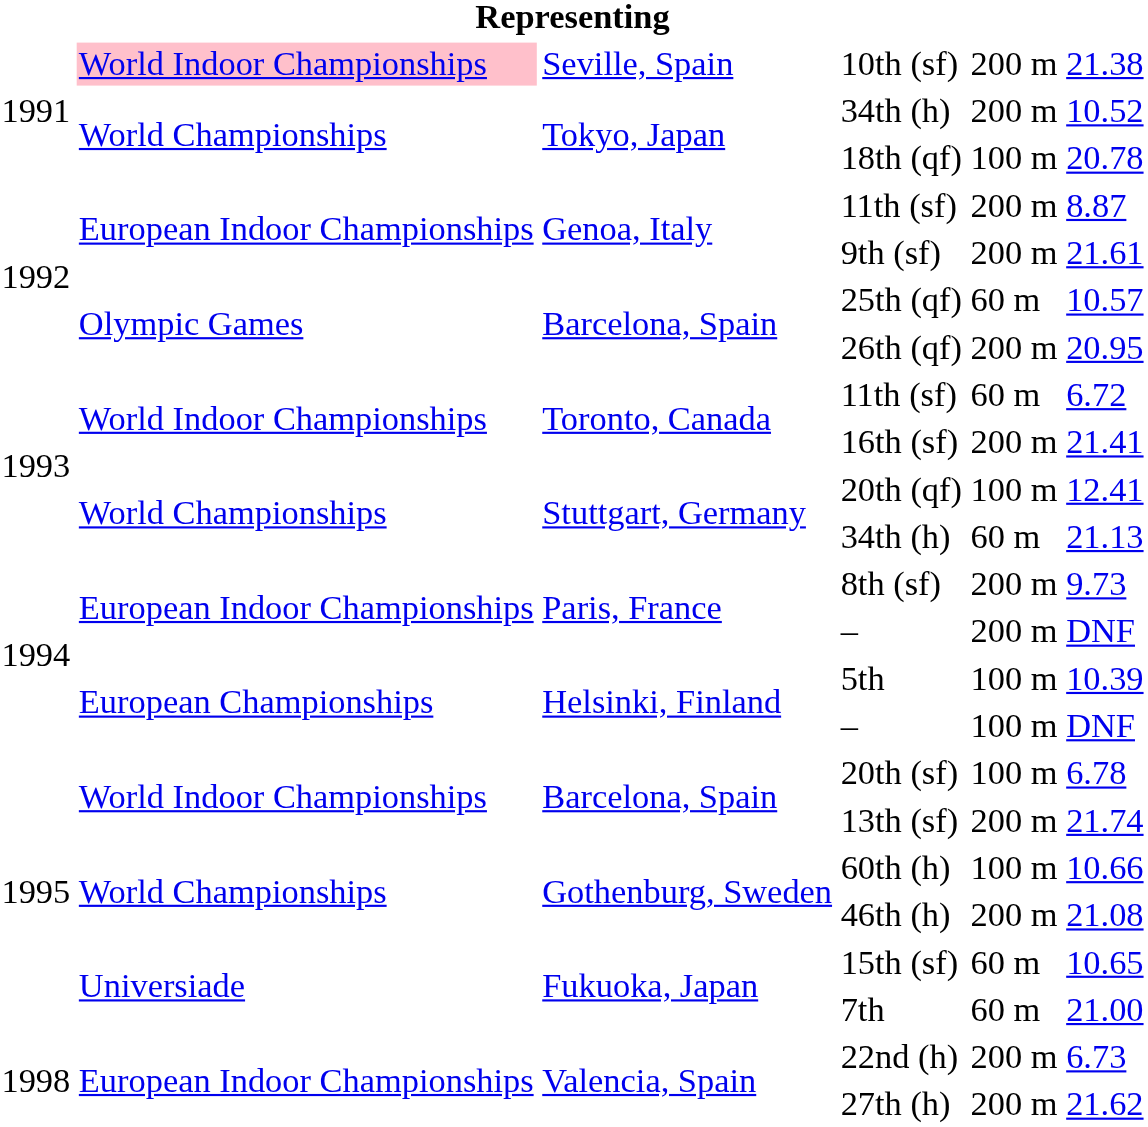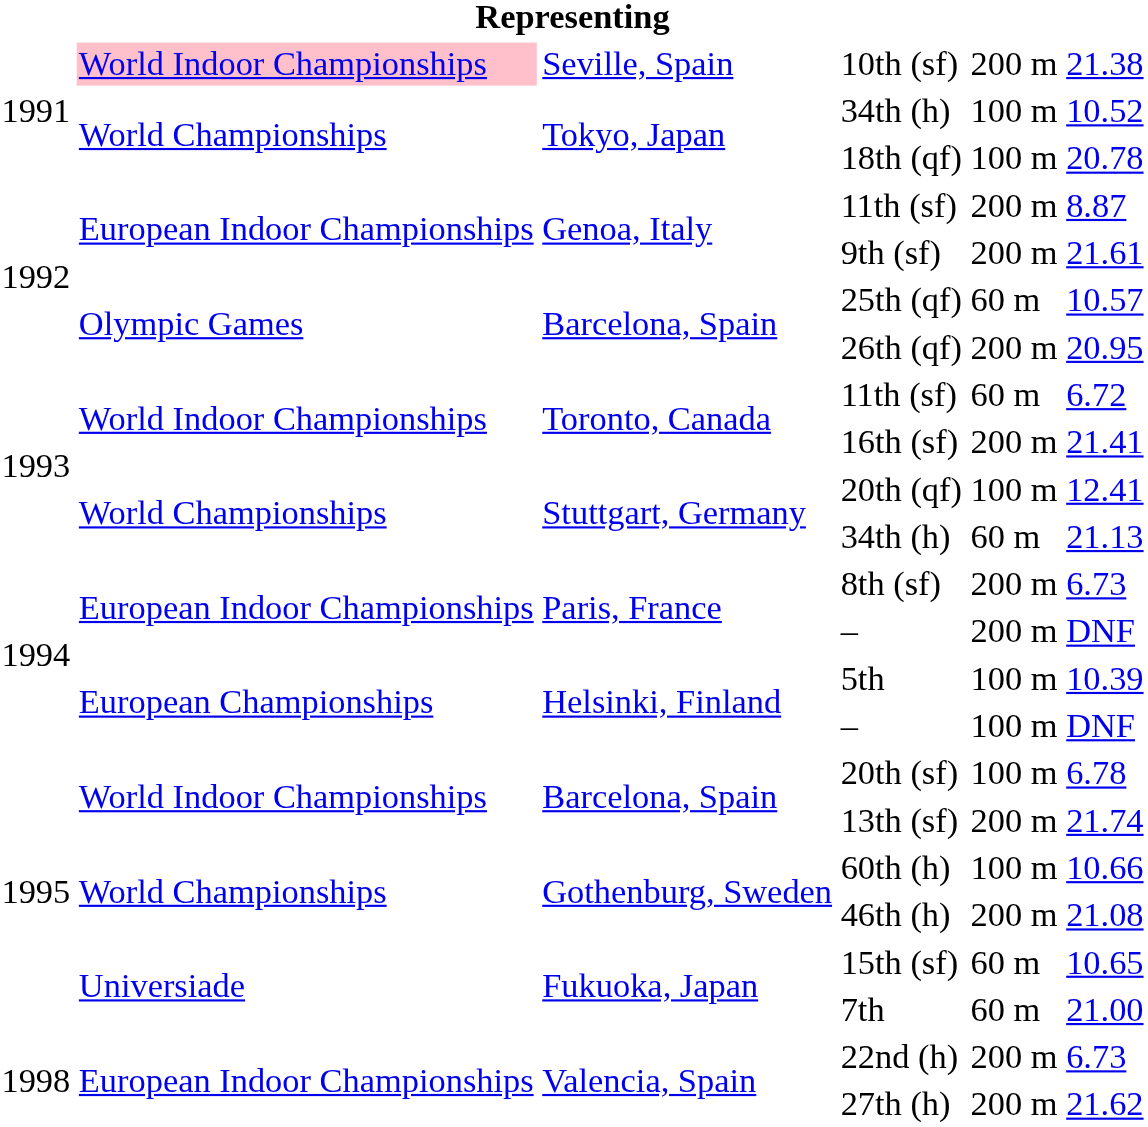(1014, 110) 200 m -> (1014, 110) 100 m
(1096, 583) 9.73 -> (1096, 583) 6.73
